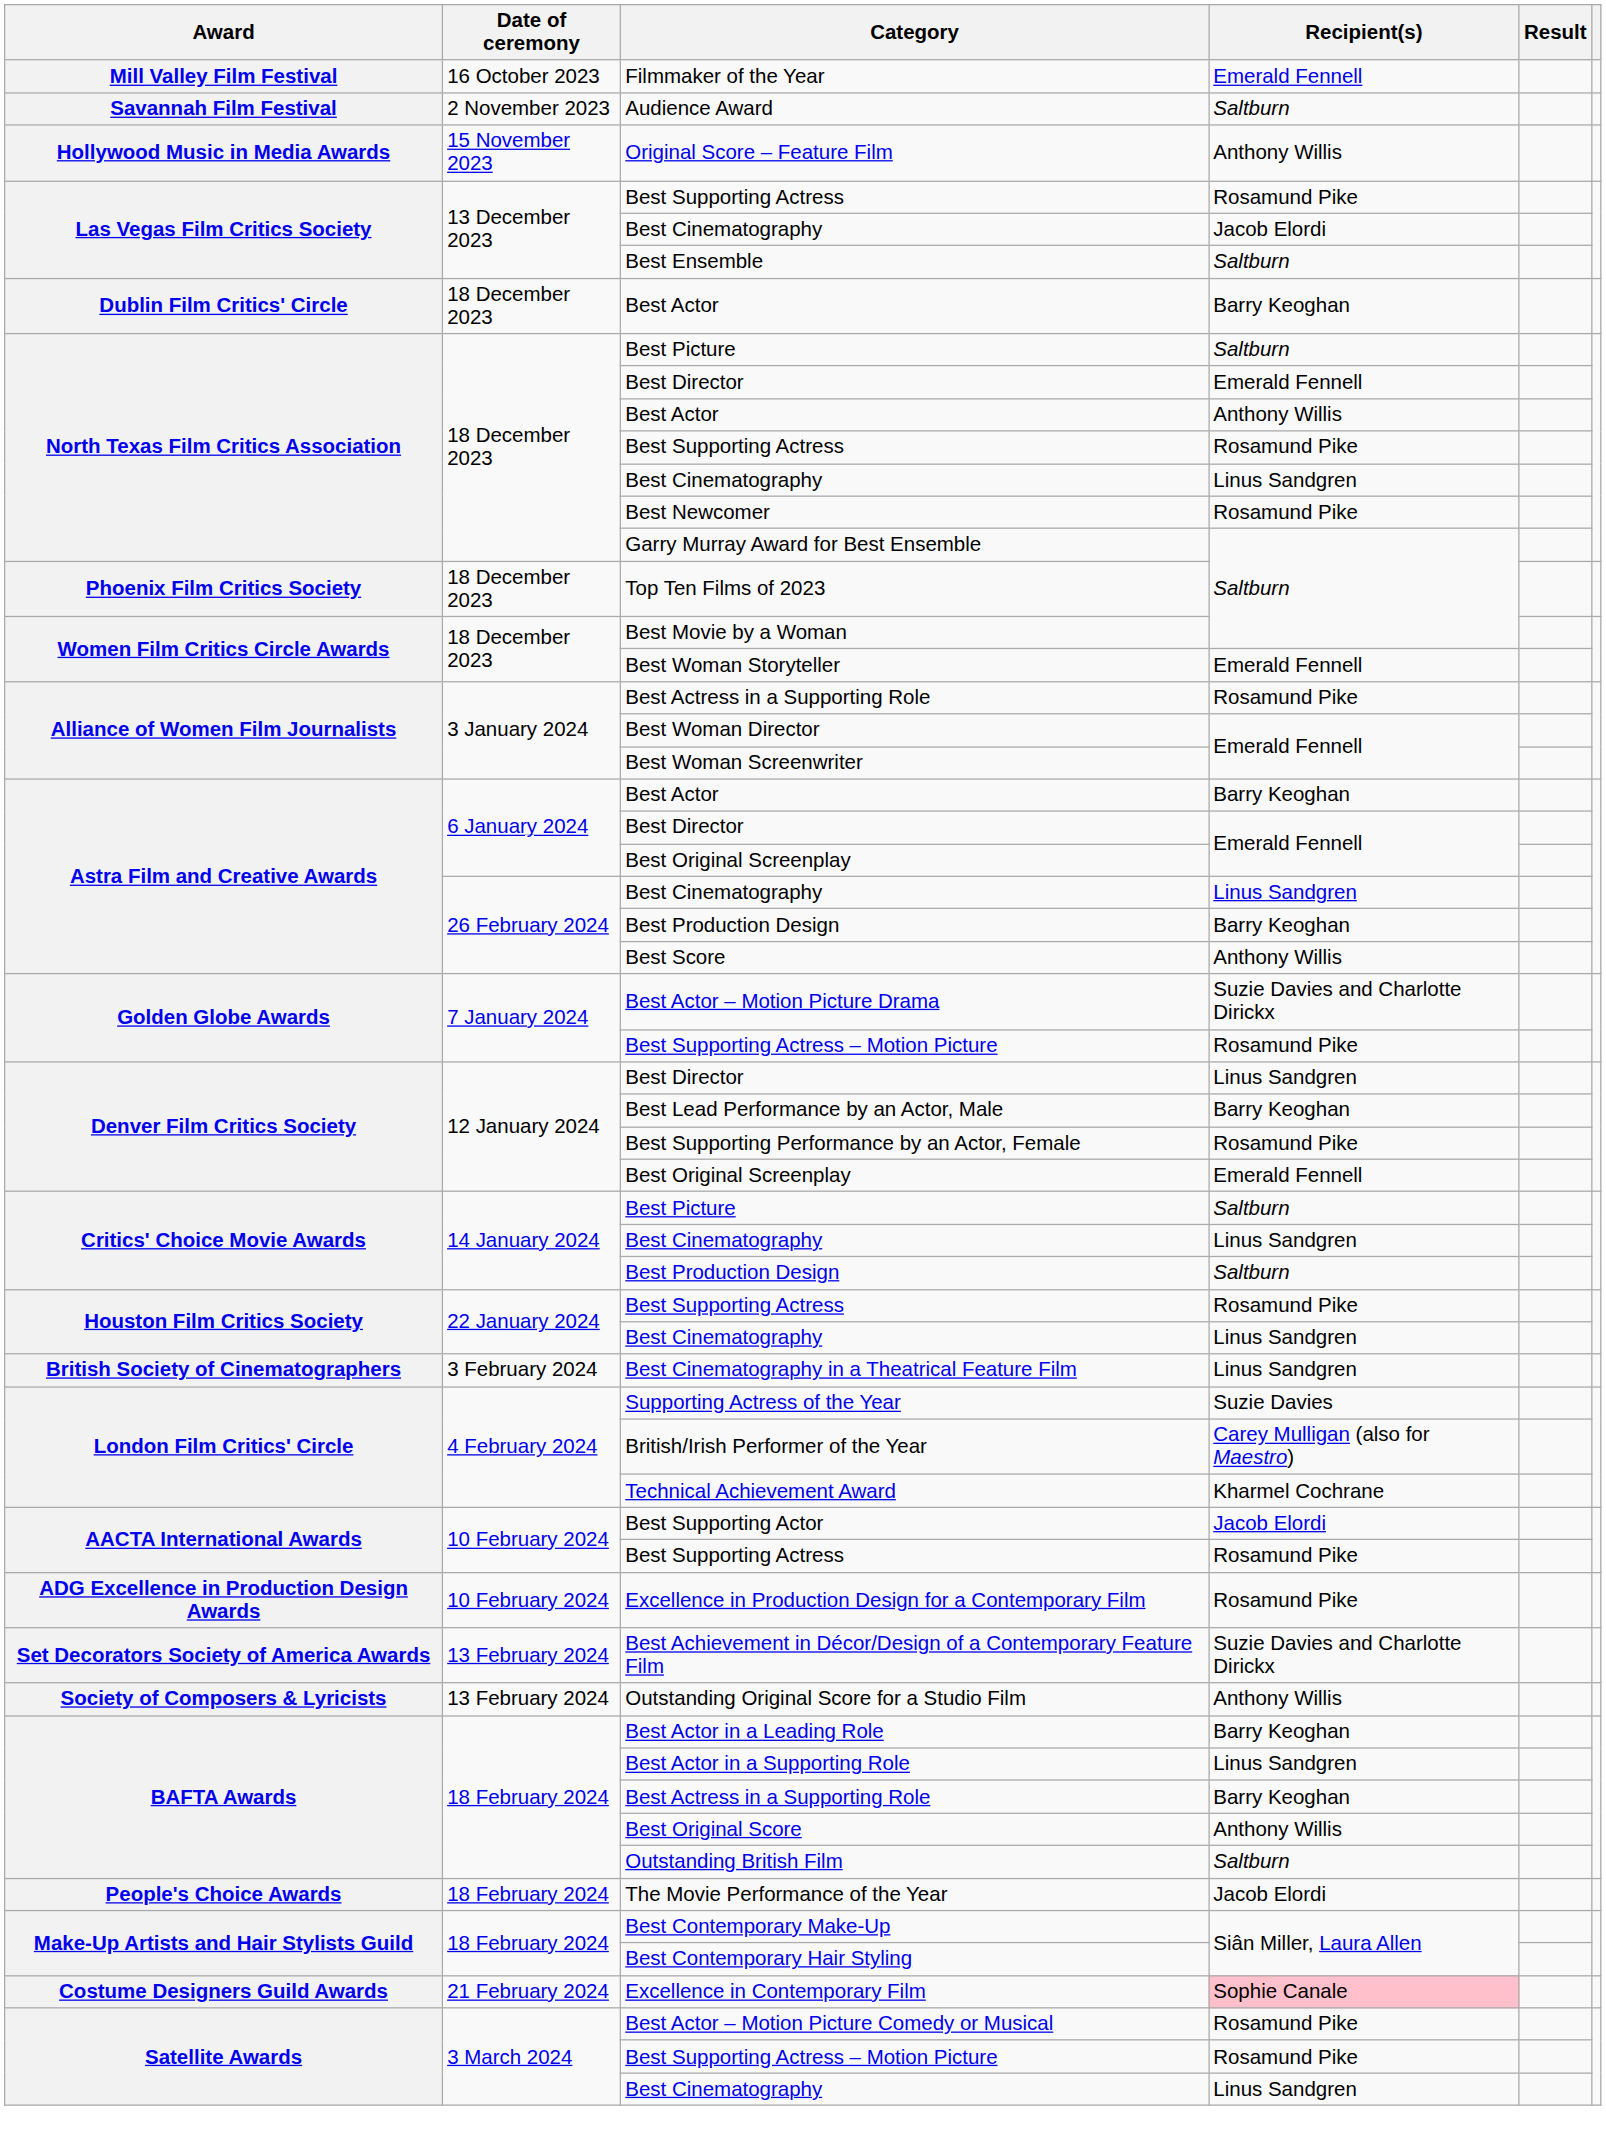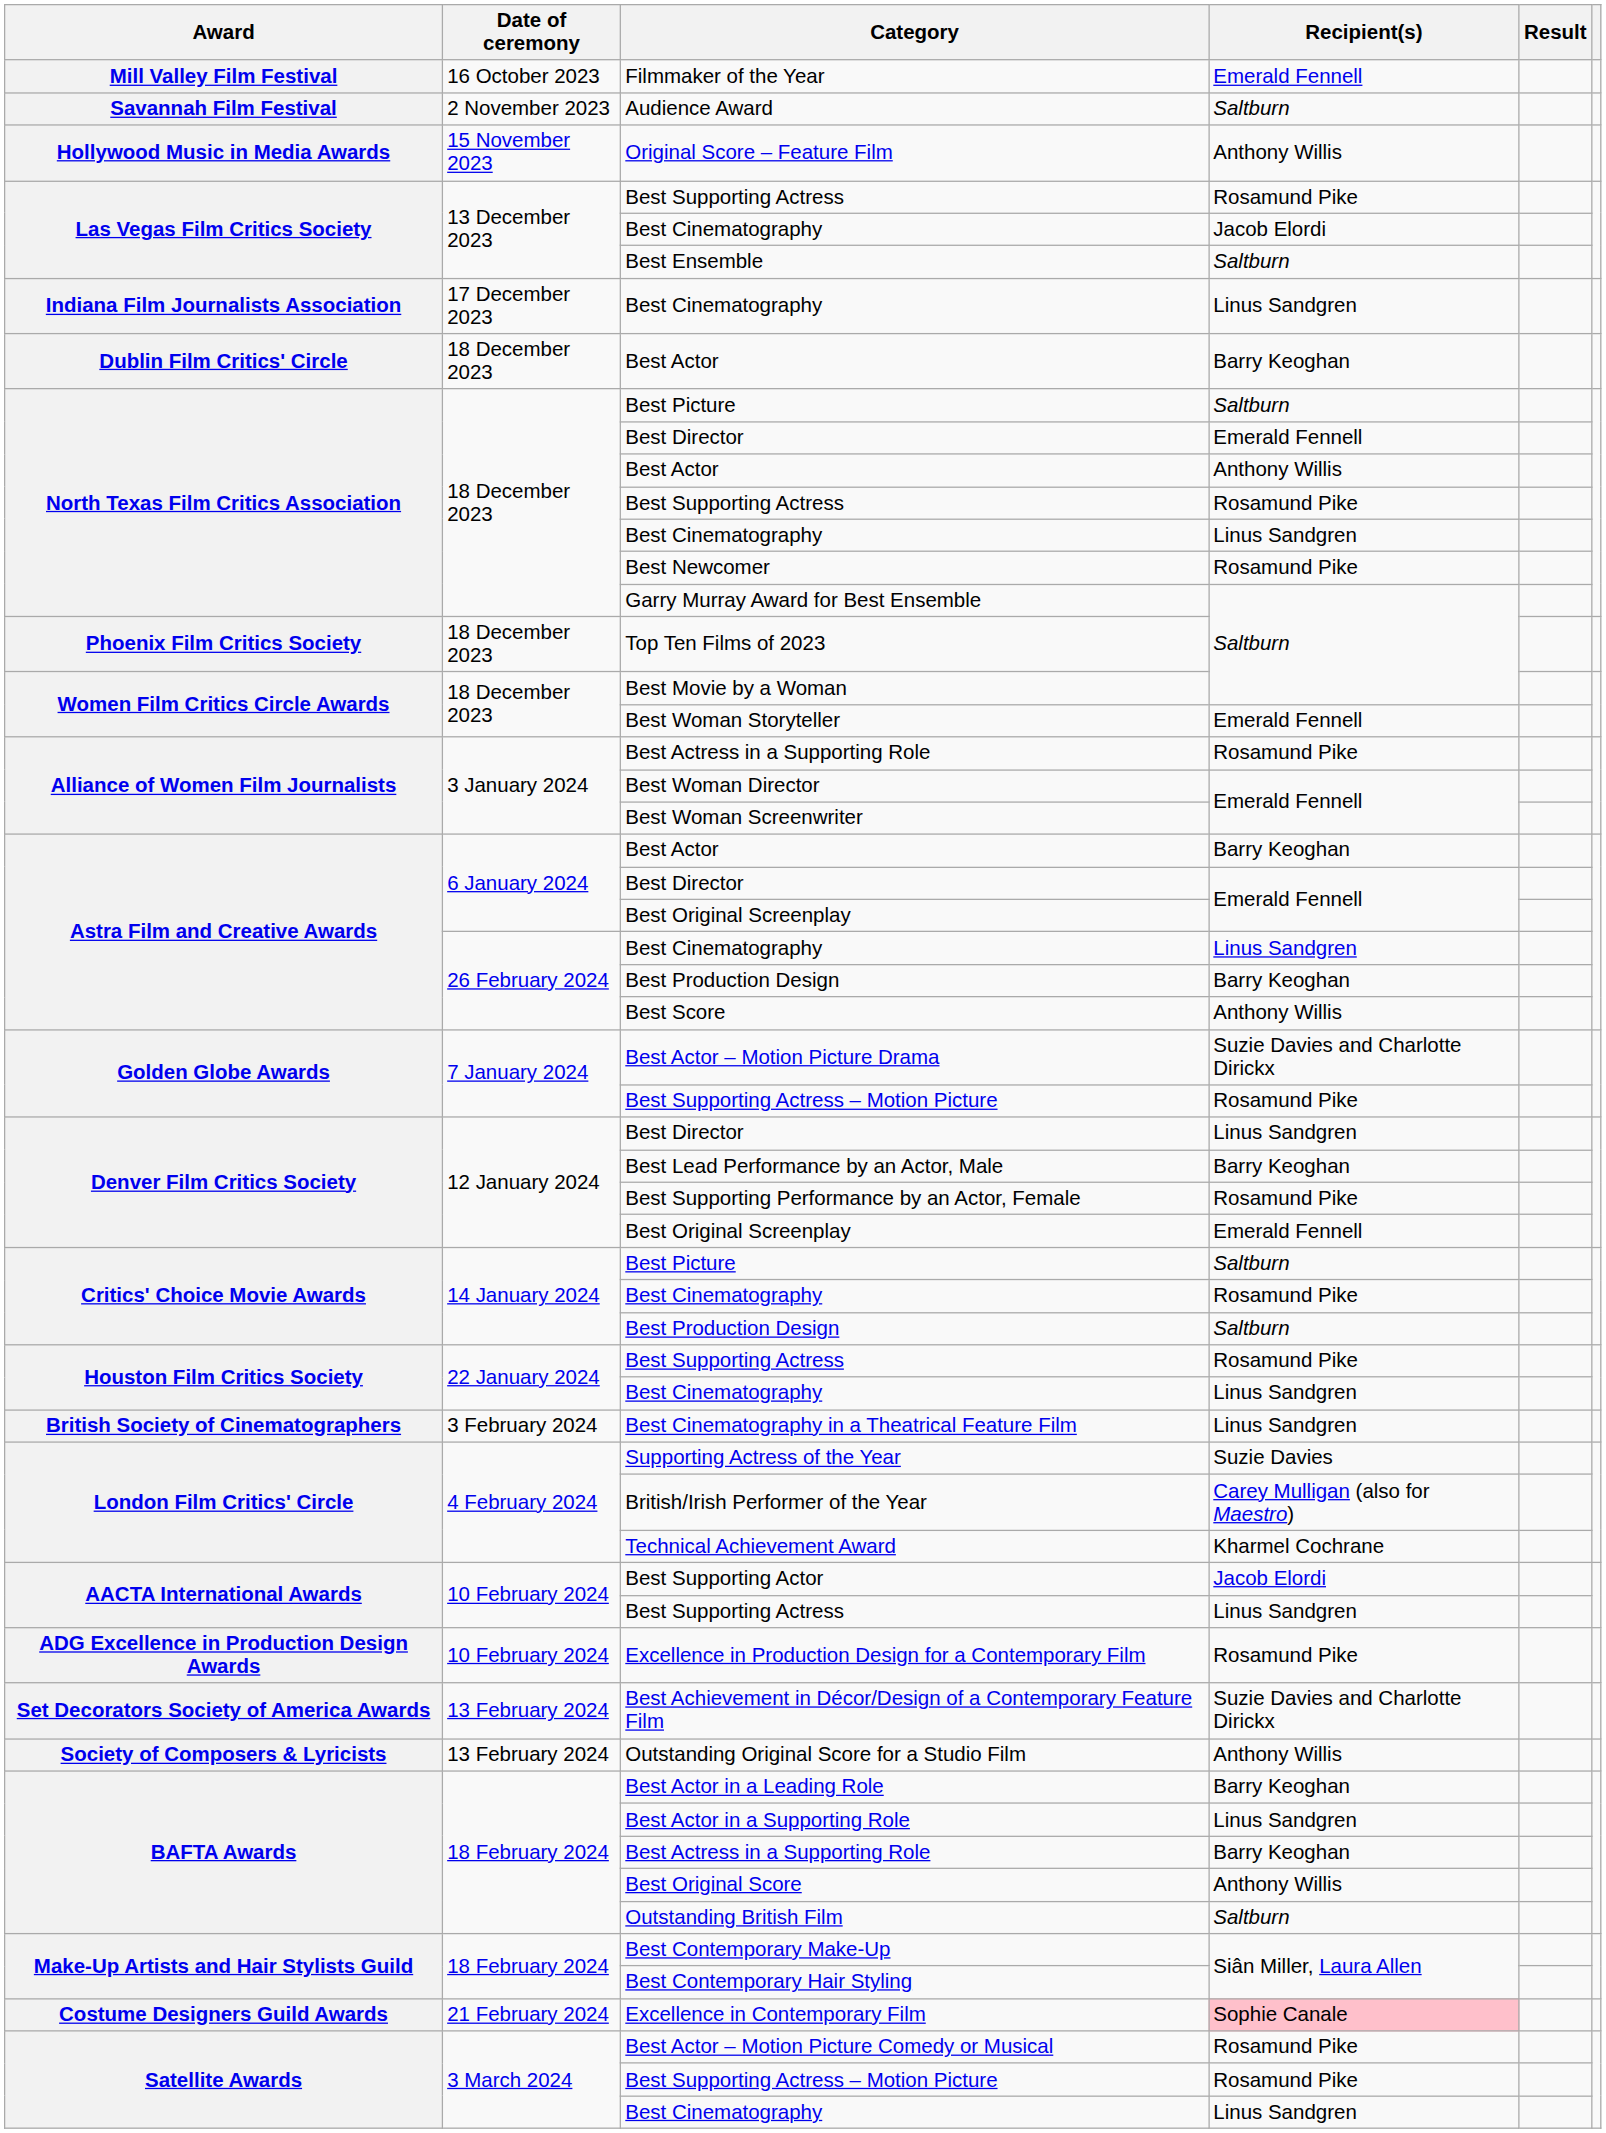+ row: (224, 305)
(1285, 1240) Linus Sandgren -> (1286, 1295) Rosamund Pike
(1286, 1555) Rosamund Pike -> (1285, 1611) Linus Sandgren
- row: (224, 1894)
